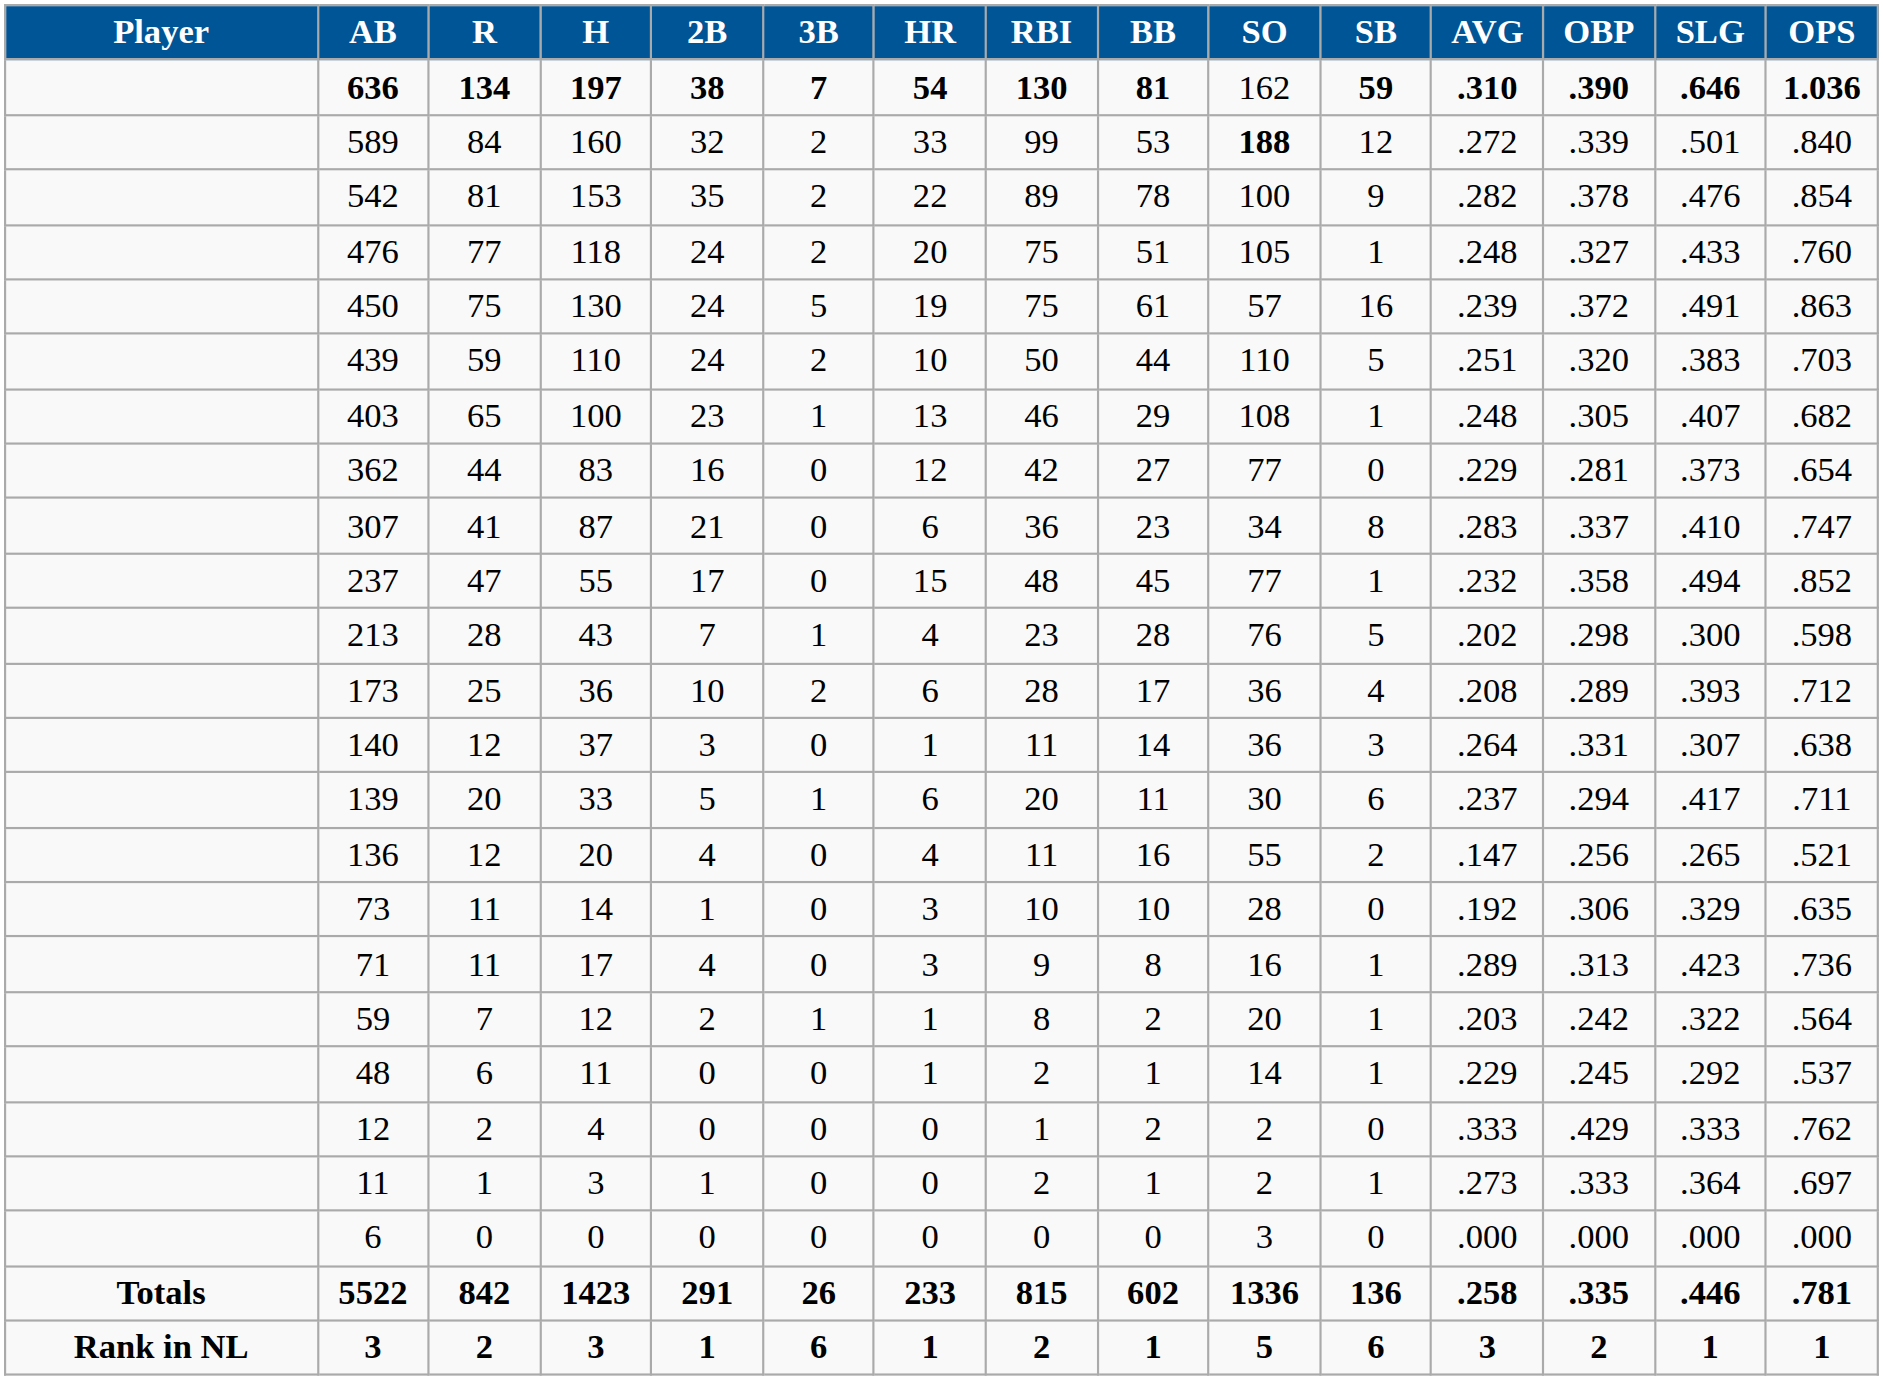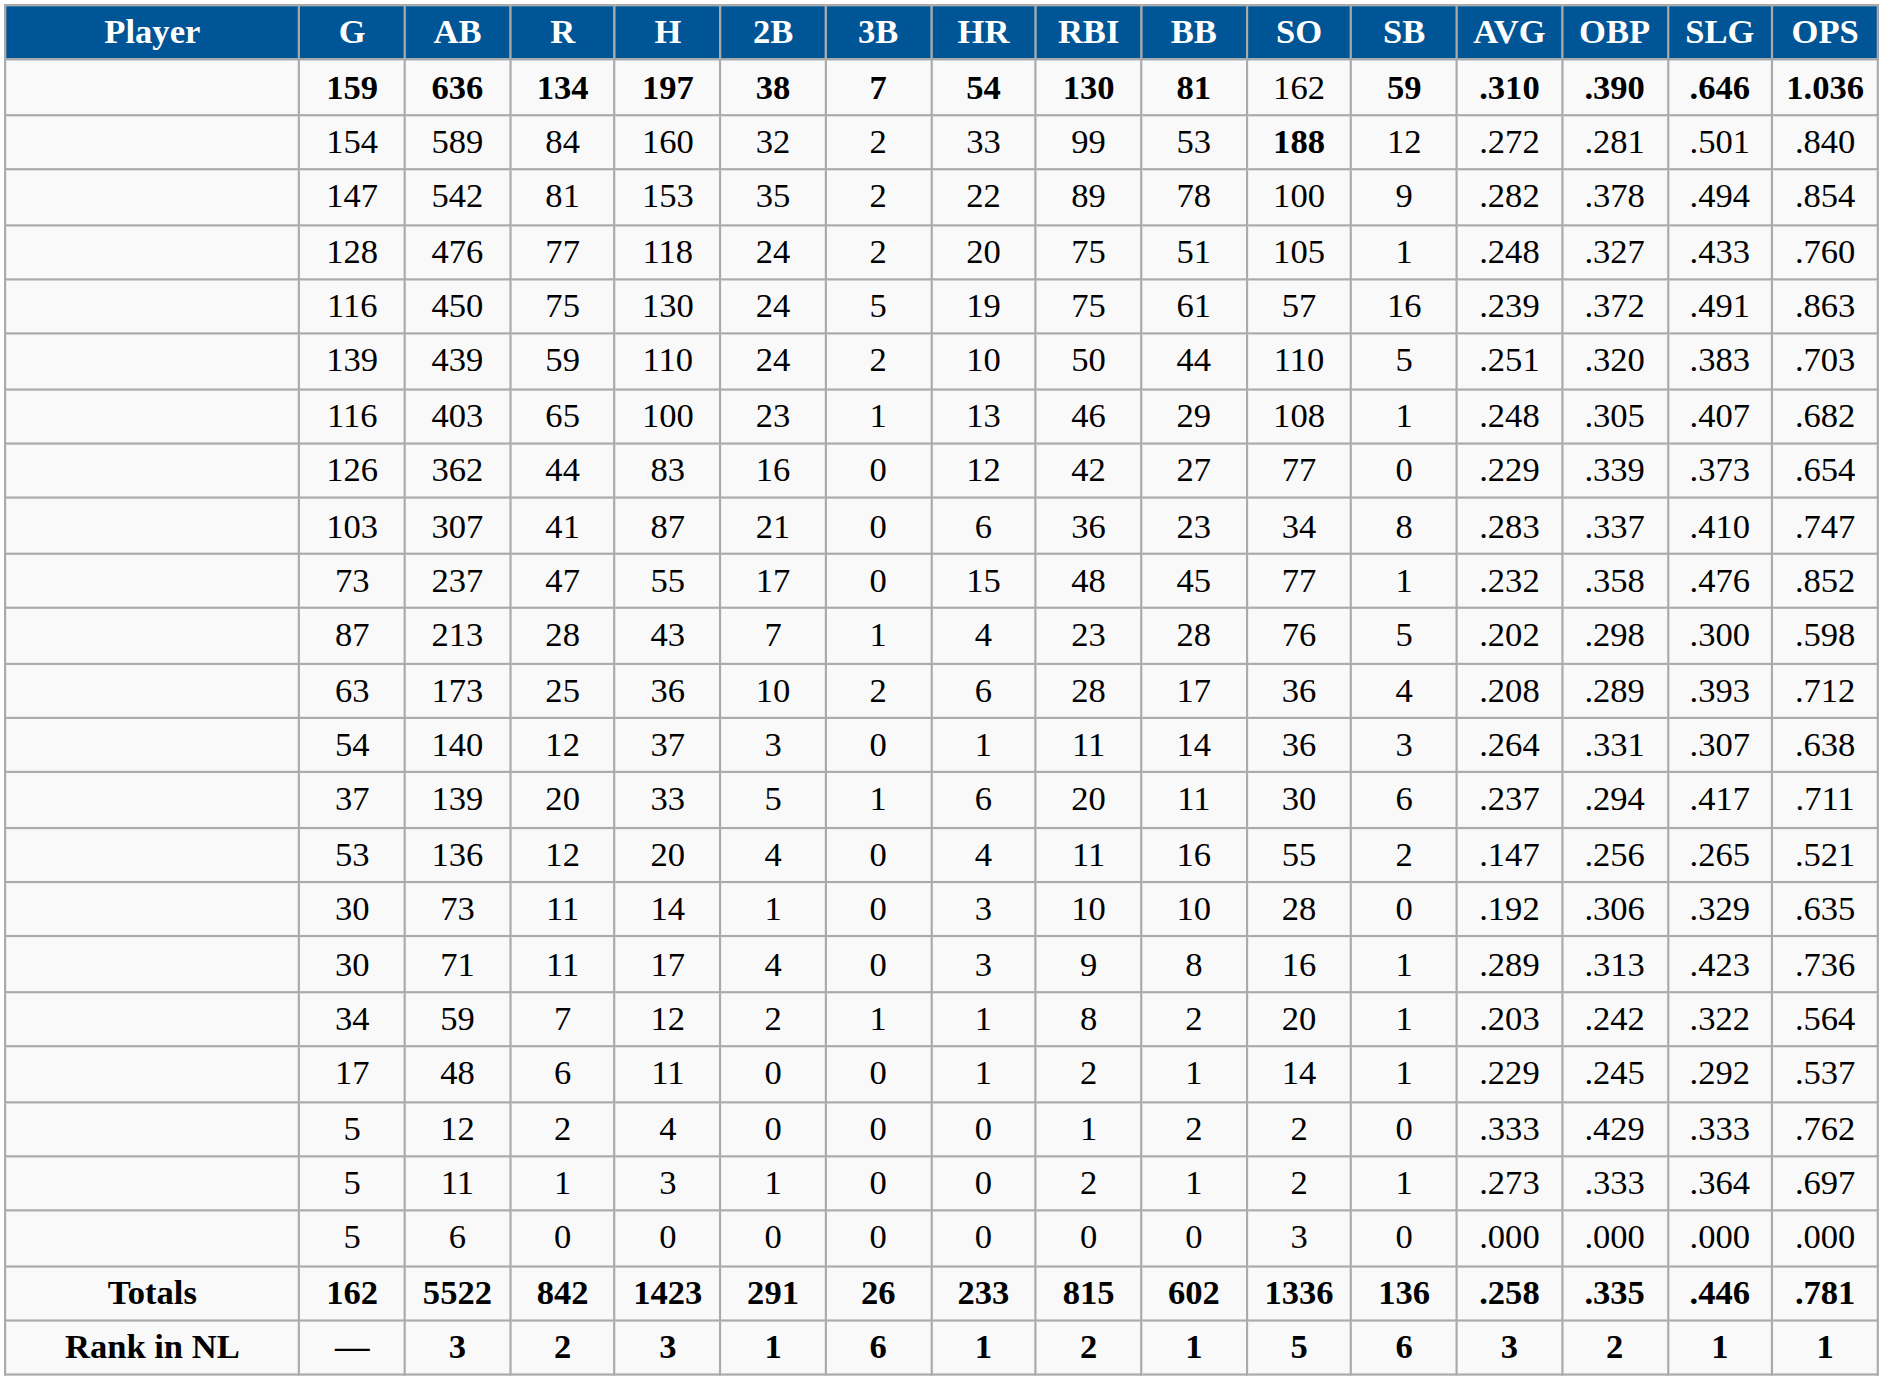+ column: (352, 31)
(1599, 141) .339 -> (1615, 141) .281
(1710, 196) .476 -> (1720, 196) .494
(1599, 470) .281 -> (1615, 470) .339
(1710, 580) .494 -> (1720, 580) .476
